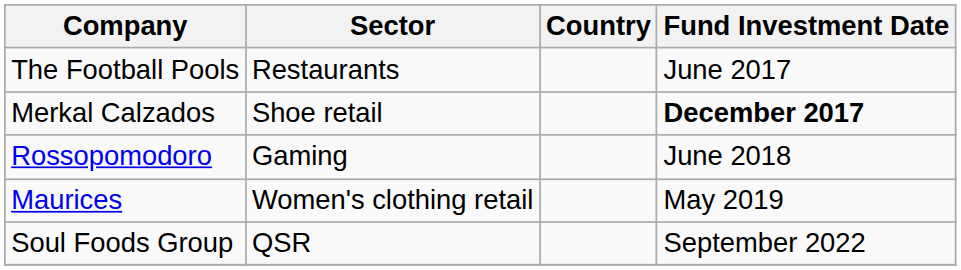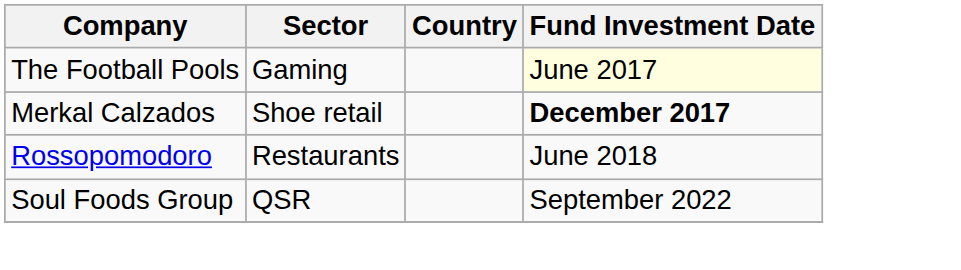(326, 69) Restaurants -> (300, 69) Gaming
(727, 69) no background -> (593, 69) lightyellow background
(300, 156) Gaming -> (326, 156) Restaurants
- row: (67, 199)
